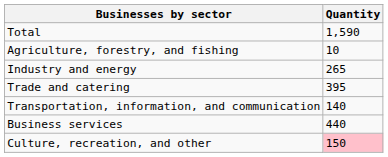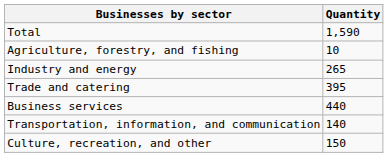rows swapped: (164, 106) <-> (65, 124)
(336, 143) pink background -> (336, 143) no background
